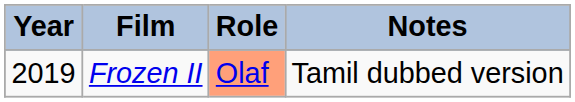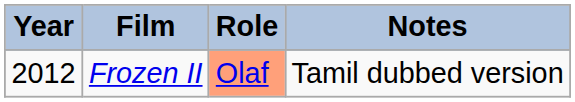(44, 73) 2019 -> (44, 73) 2012
